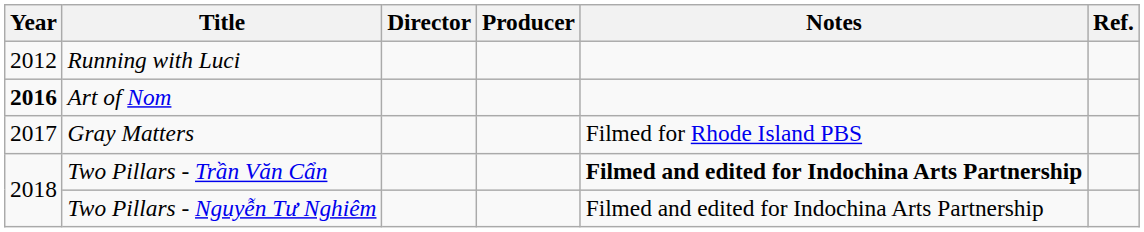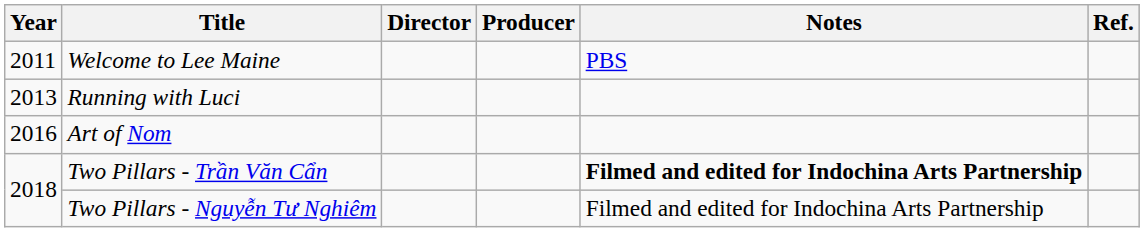+ row: (174, 60)
(33, 60) 2012 -> (33, 97) 2013
(33, 97) bold -> (33, 134) normal
- row: (131, 134)
